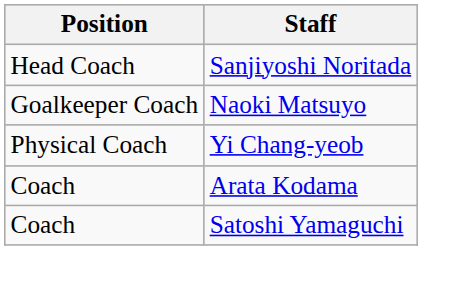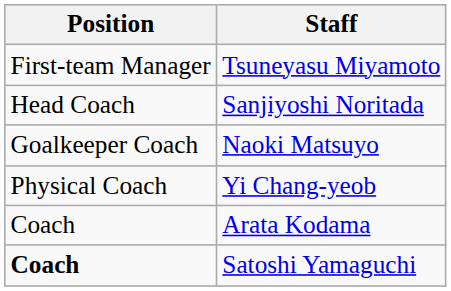+ row: (331, 64)
(43, 225) normal -> (45, 265) bold
